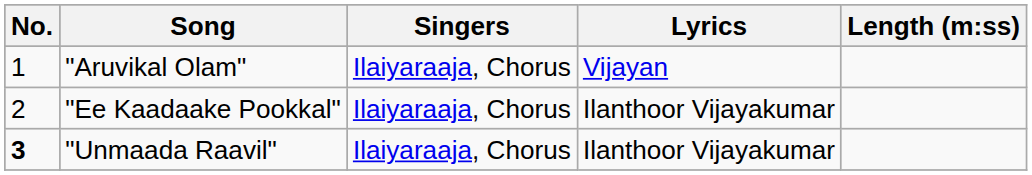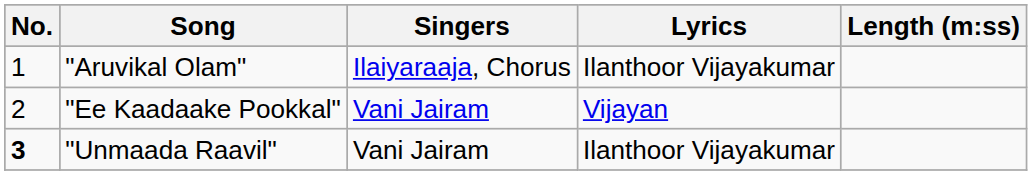(625, 67) Vijayan -> (709, 67) Ilanthoor Vijayakumar
(462, 109) Ilaiyaraaja, Chorus -> (421, 109) Vani Jairam
(709, 109) Ilanthoor Vijayakumar -> (625, 109) Vijayan
(462, 150) Ilaiyaraaja, Chorus -> (421, 150) Vani Jairam
